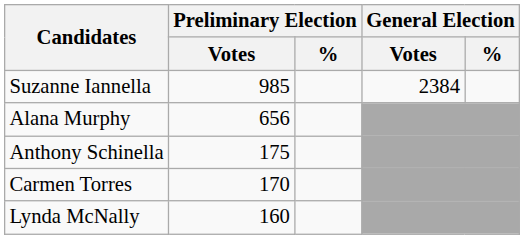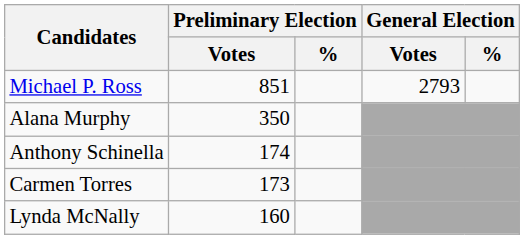+ row: (76, 86)
- row: (80, 86)
(274, 119) 656 -> (274, 119) 350
(274, 151) 175 -> (274, 151) 174
(274, 184) 170 -> (274, 184) 173
